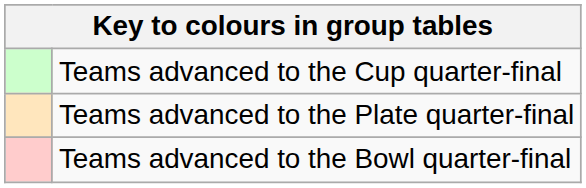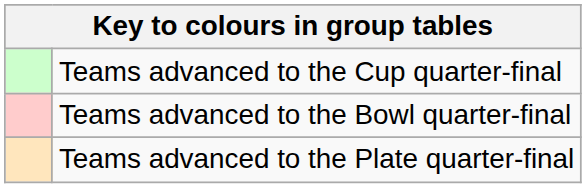rows swapped: (317, 114) <-> (315, 159)
